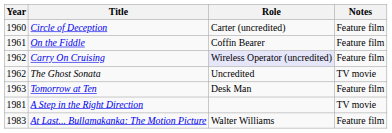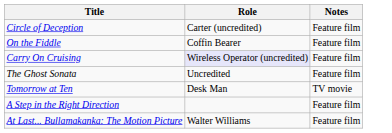- column: (16, 12)
(356, 74) TV movie -> (336, 74) Feature film
(360, 89) Feature film -> (332, 89) TV movie
(356, 105) TV movie -> (336, 105) Feature film
